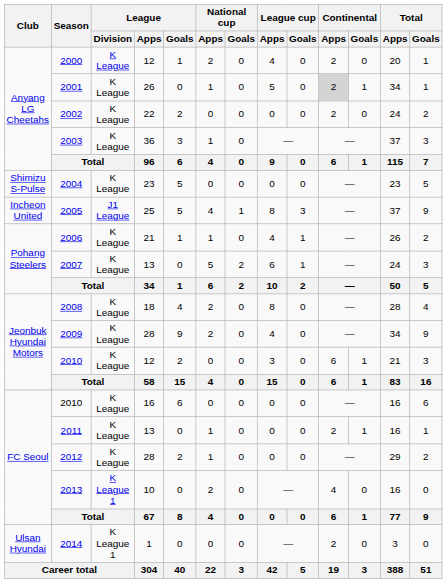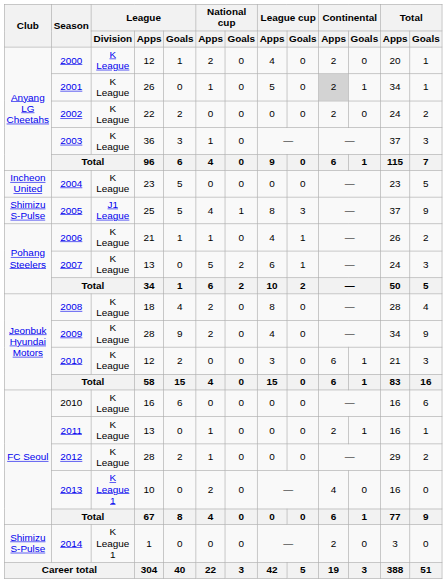(28, 183) Shimizu S-Pulse -> (28, 183) Incheon United
(28, 210) Incheon United -> (28, 210) Shimizu S-Pulse
(28, 543) Ulsan Hyundai -> (28, 543) Shimizu S-Pulse
